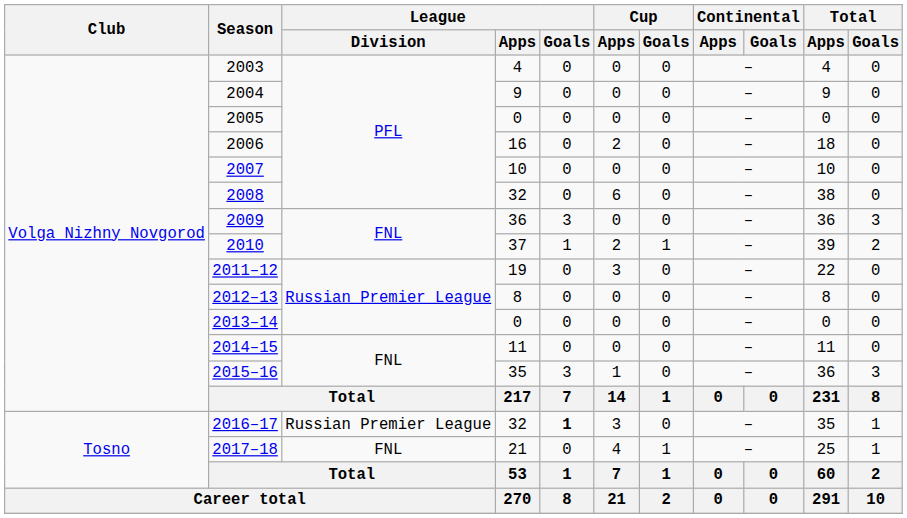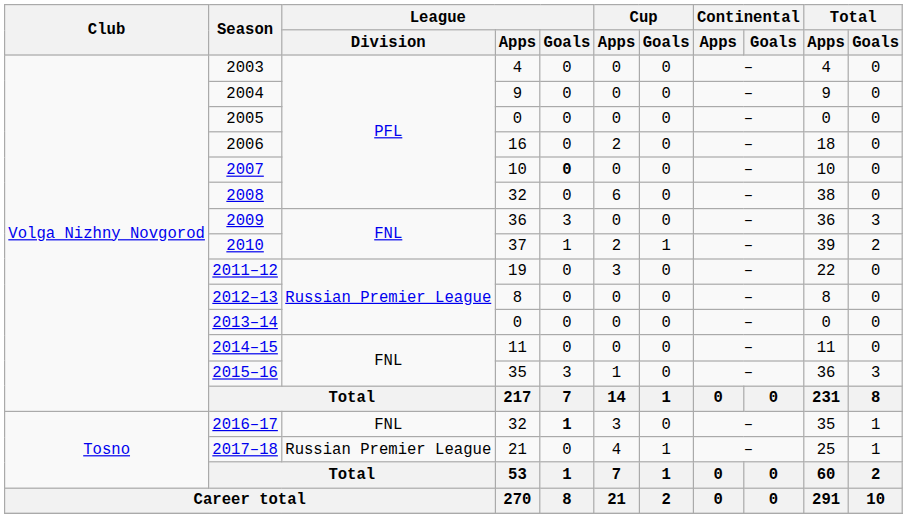(567, 170) normal -> (567, 170) bold
(388, 424) Russian Premier League -> (388, 424) FNL
(388, 450) FNL -> (388, 450) Russian Premier League
